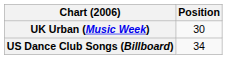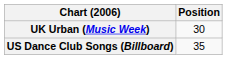(199, 46) 34 -> (199, 46) 35
